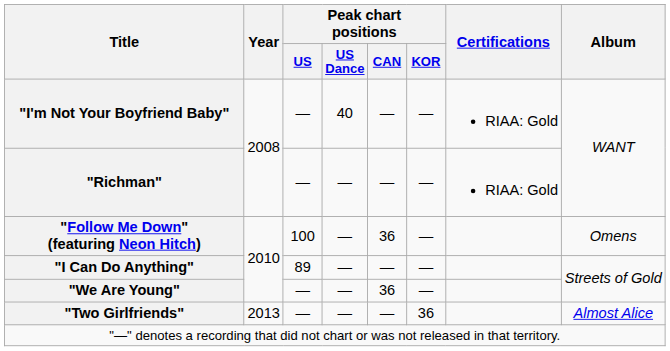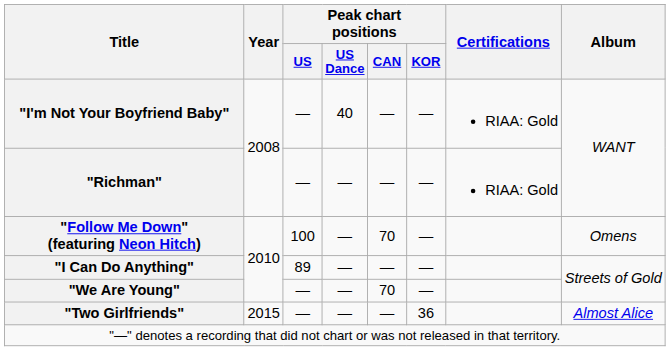(387, 236) 36 -> (387, 236) 70
(387, 290) 36 -> (387, 290) 70
(264, 313) 2013 -> (264, 313) 2015
